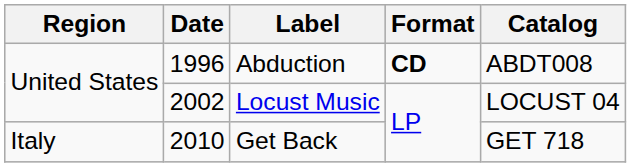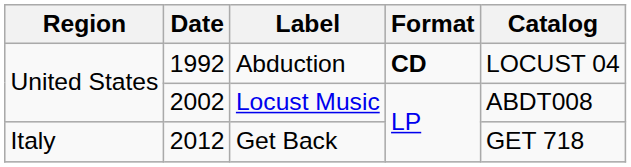(197, 63) 1996 -> (197, 63) 1992
(539, 63) ABDT008 -> (553, 63) LOCUST 04
(553, 102) LOCUST 04 -> (539, 102) ABDT008
(197, 141) 2010 -> (197, 141) 2012
